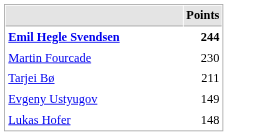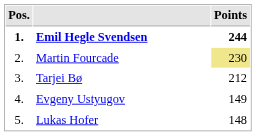+ column: (19, 15)
(210, 57) no background -> (238, 57) khaki background
(210, 78) 211 -> (238, 78) 212
